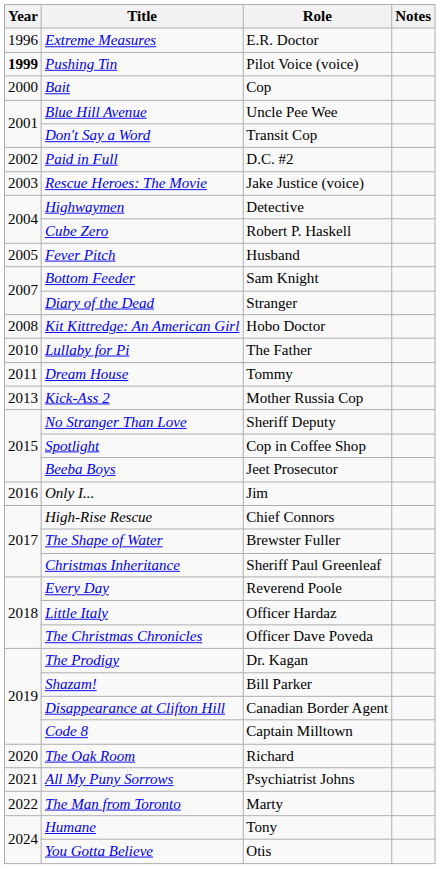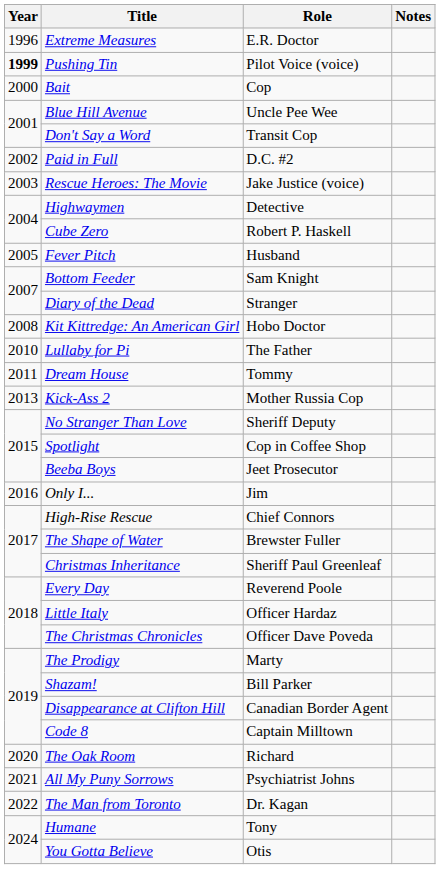(277, 660) Dr. Kagan -> (265, 660) Marty
(265, 803) Marty -> (277, 803) Dr. Kagan
